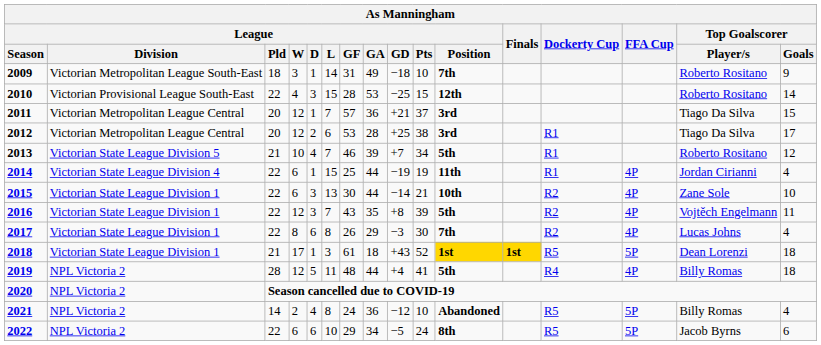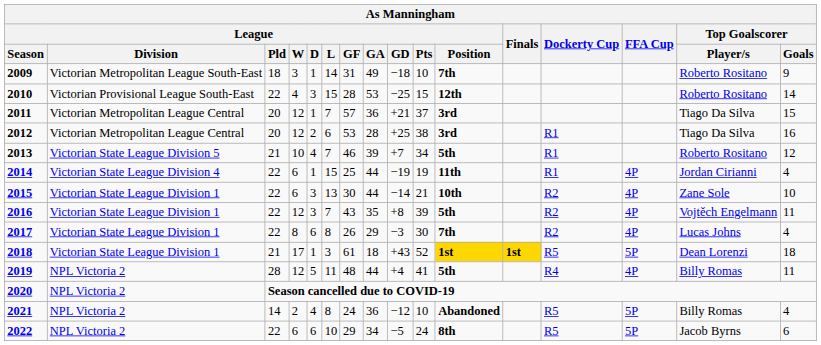(789, 133) 17 -> (789, 133) 16
(789, 271) 18 -> (789, 271) 11
